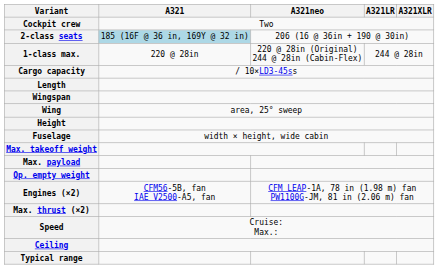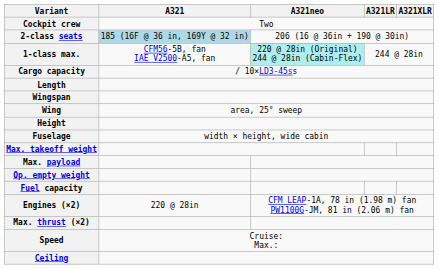(175, 54) 220 @ 28in -> (175, 54) CFM56-5B, fan IAE V2500-A5, fan
(307, 54) no background -> (307, 54) paleturquoise background
+ row: (52, 188)
(175, 193) CFM56-5B, fan IAE V2500-A5, fan -> (175, 205) 220 @ 28in
- row: (52, 258)
